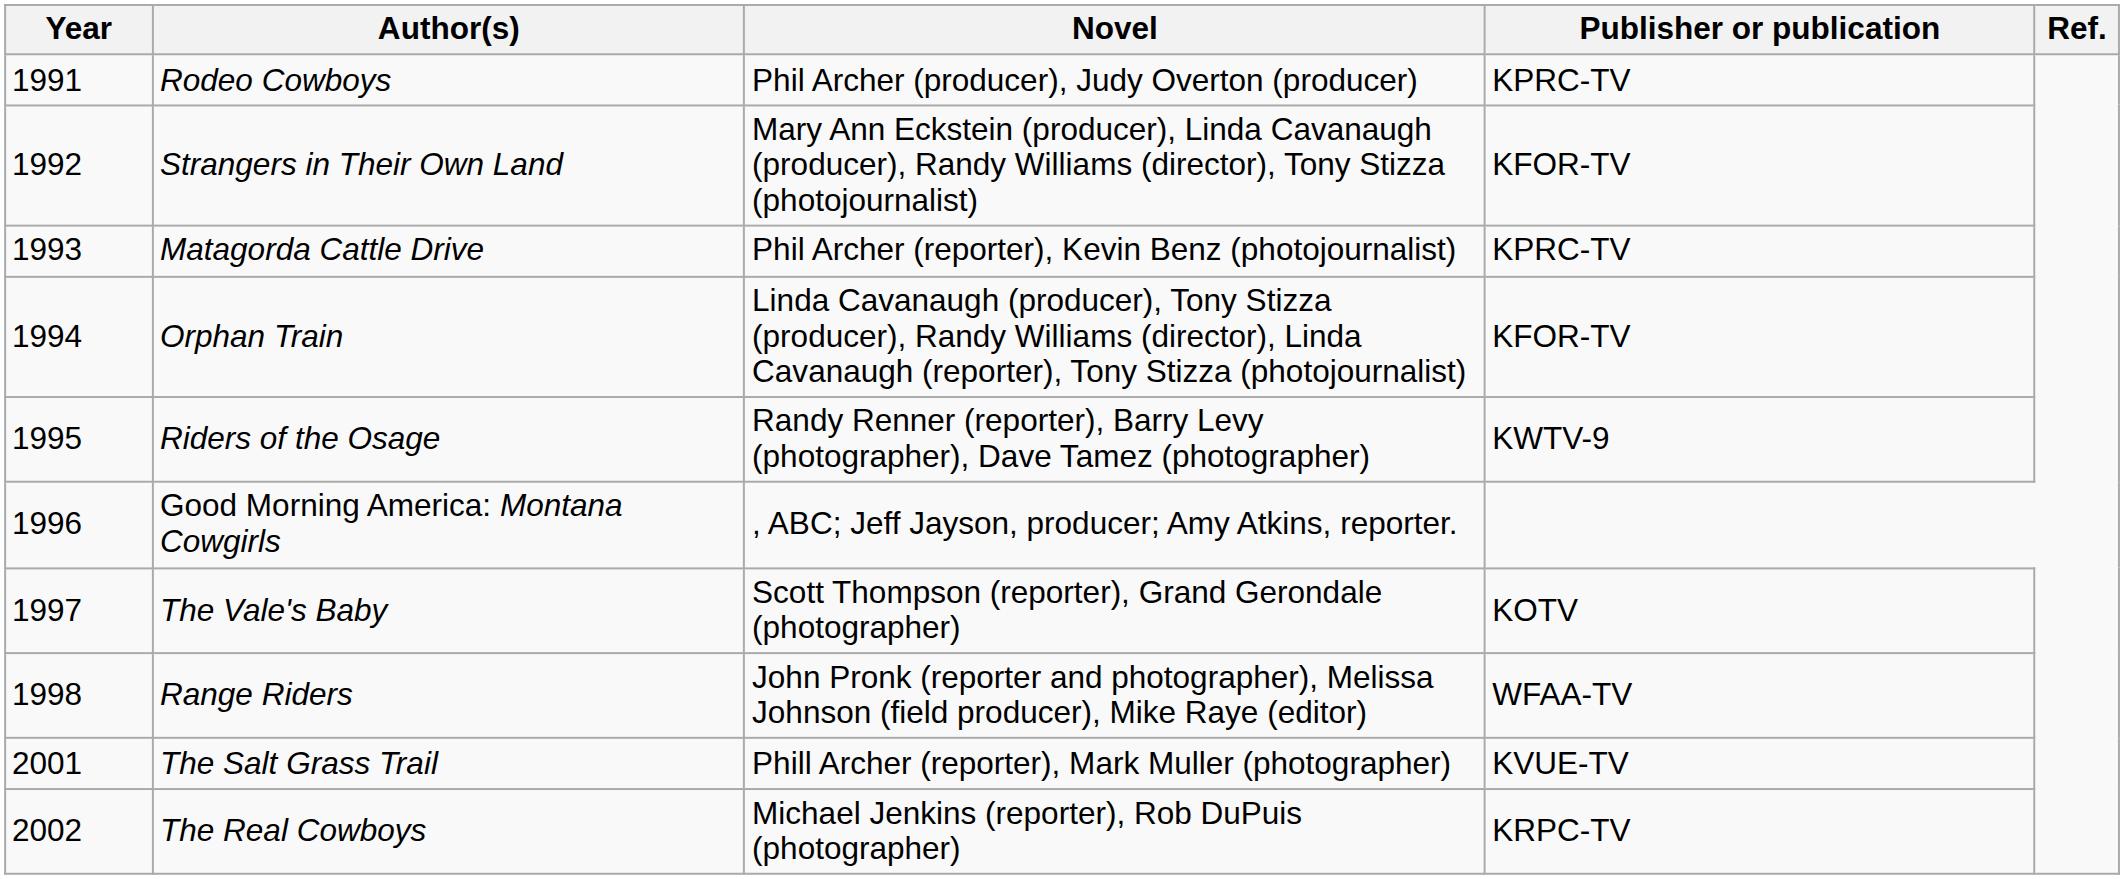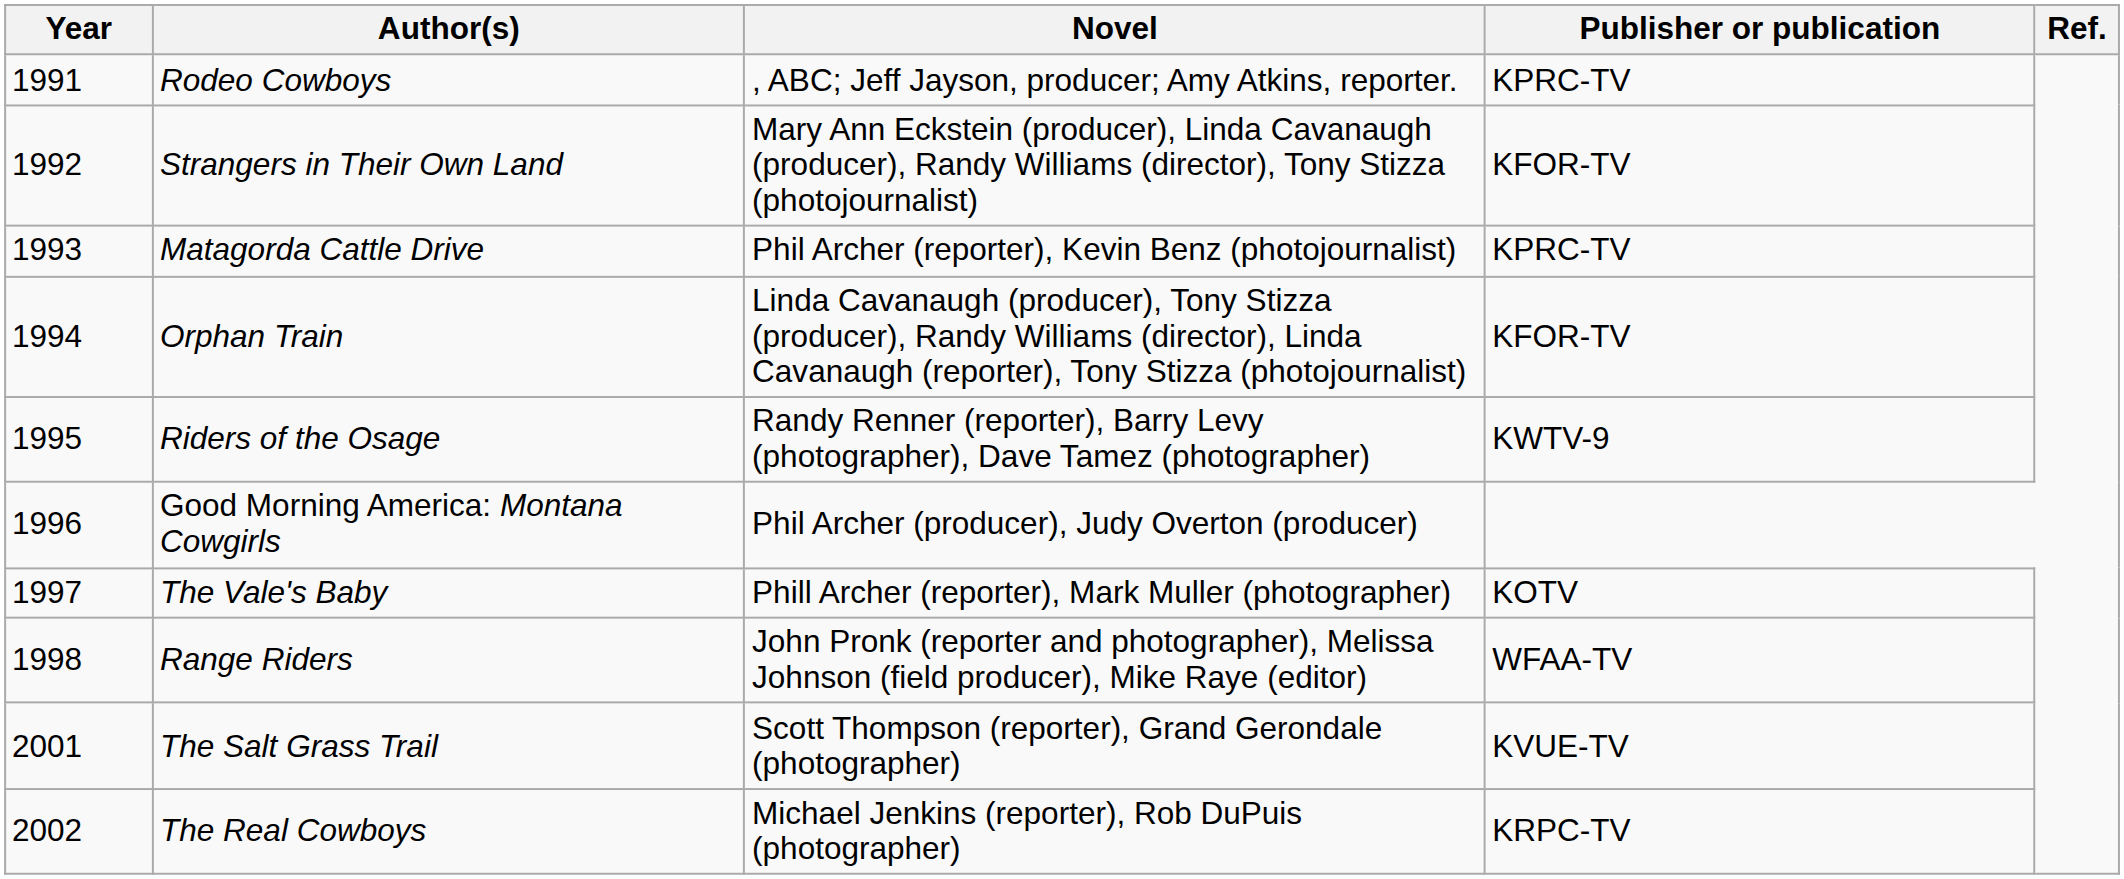(1085, 79) Phil Archer (producer), Judy Overton (producer) -> (1105, 79) , ABC; Jeff Jayson, producer; Amy Atkins, reporter.
(1105, 524) , ABC; Jeff Jayson, producer; Amy Atkins, reporter. -> (1085, 524) Phil Archer (producer), Judy Overton (producer)
(1067, 609) Scott Thompson (reporter), Grand Gerondale (photographer) -> (1102, 592) Phill Archer (reporter), Mark Muller (photographer)
(1102, 763) Phill Archer (reporter), Mark Muller (photographer) -> (1067, 745) Scott Thompson (reporter), Grand Gerondale (photographer)
